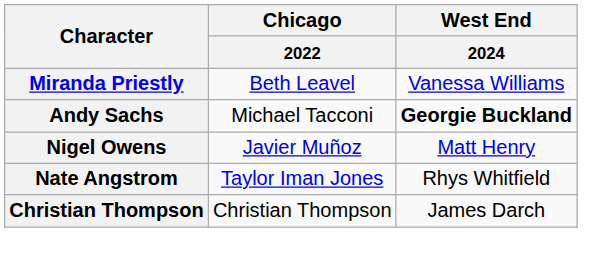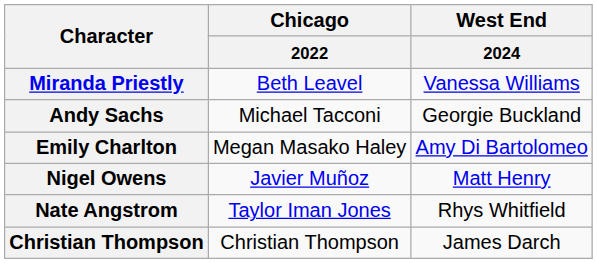(486, 115) bold -> (502, 115) normal
+ row: (106, 147)
